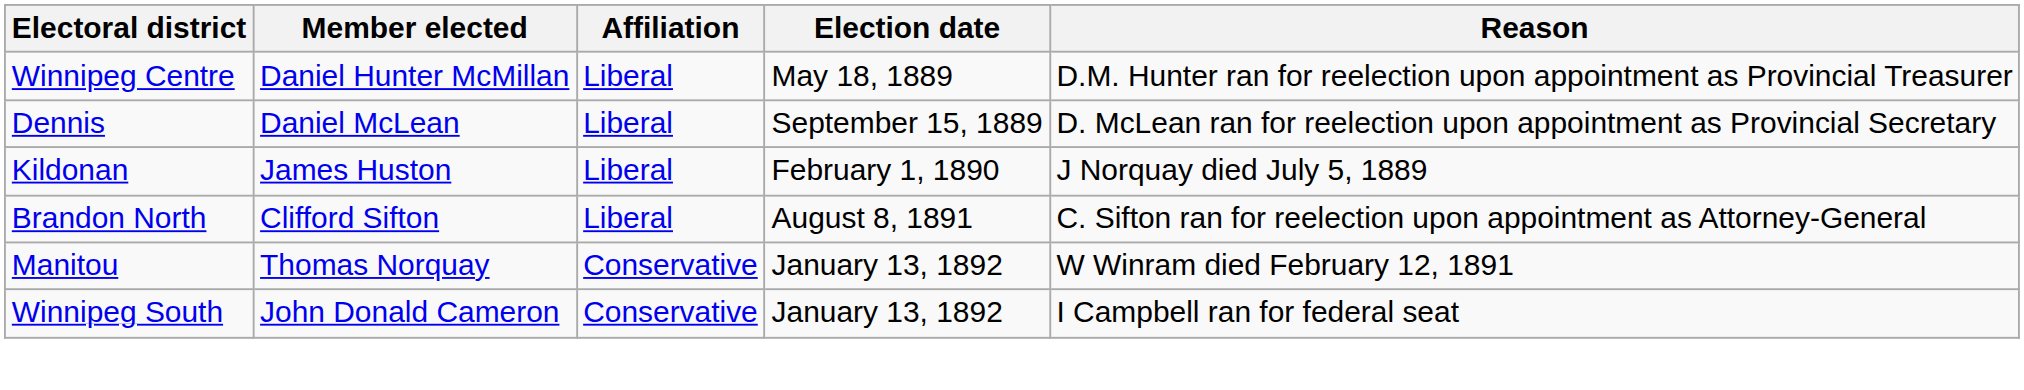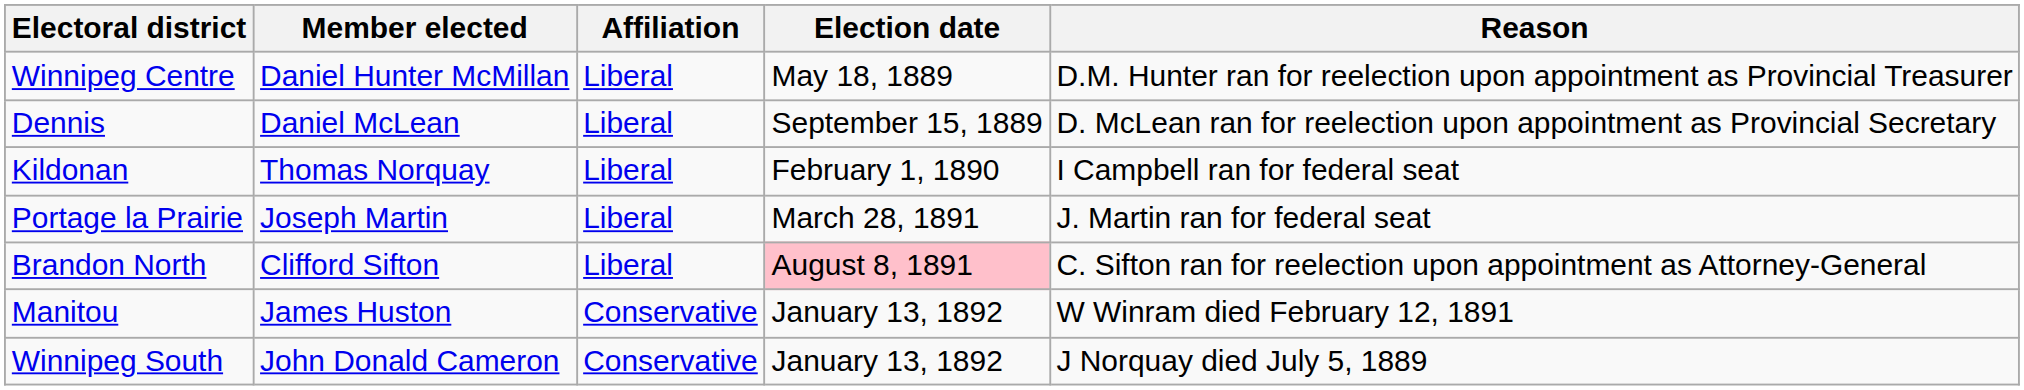(356, 170) James Huston -> (375, 170) Thomas Norquay
(1242, 170) J Norquay died July 5, 1889 -> (1258, 170) I Campbell ran for federal seat
+ row: (127, 218)
(872, 218) no background -> (872, 265) pink background
(375, 265) Thomas Norquay -> (356, 312) James Huston
(1258, 312) I Campbell ran for federal seat -> (1242, 360) J Norquay died July 5, 1889
